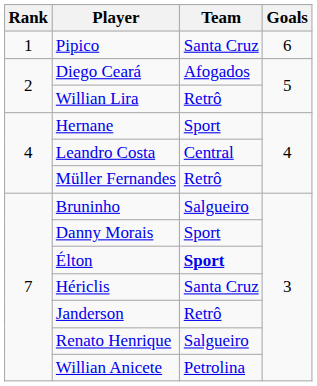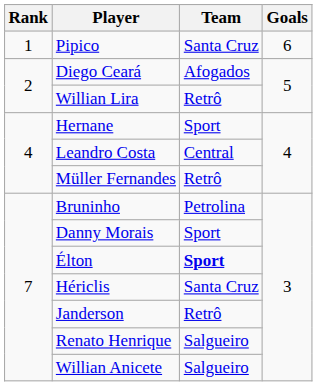(216, 206) Salgueiro -> (214, 206) Petrolina
(214, 367) Petrolina -> (216, 367) Salgueiro
